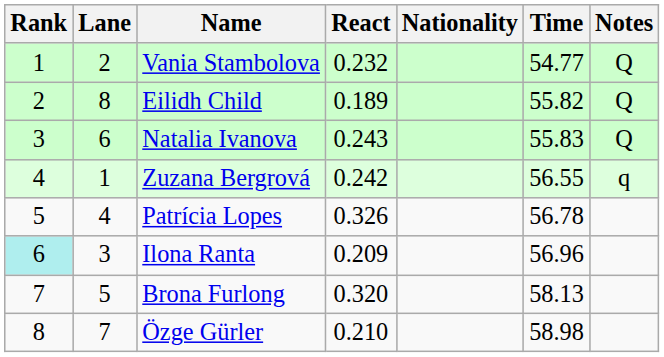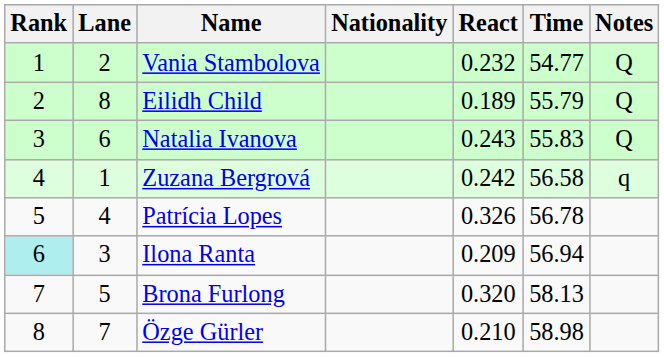columns swapped: (460, 23) <-> (361, 23)
(557, 100) 55.82 -> (557, 100) 55.79
(557, 178) 56.55 -> (557, 178) 56.58
(557, 255) 56.96 -> (557, 255) 56.94
